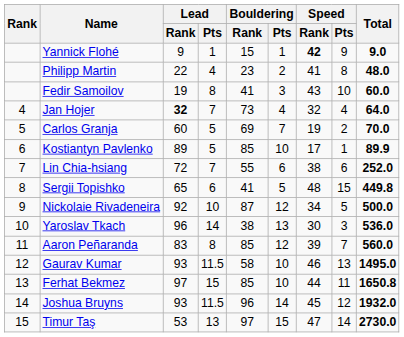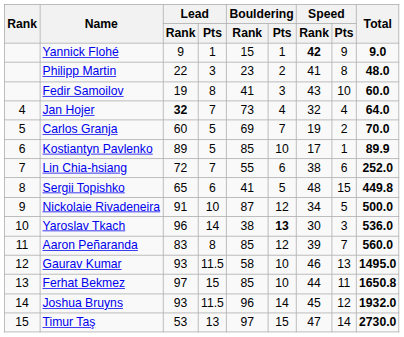(212, 71) 4 -> (212, 71) 3
(181, 206) 92 -> (181, 206) 91
(282, 226) normal -> (282, 226) bold
